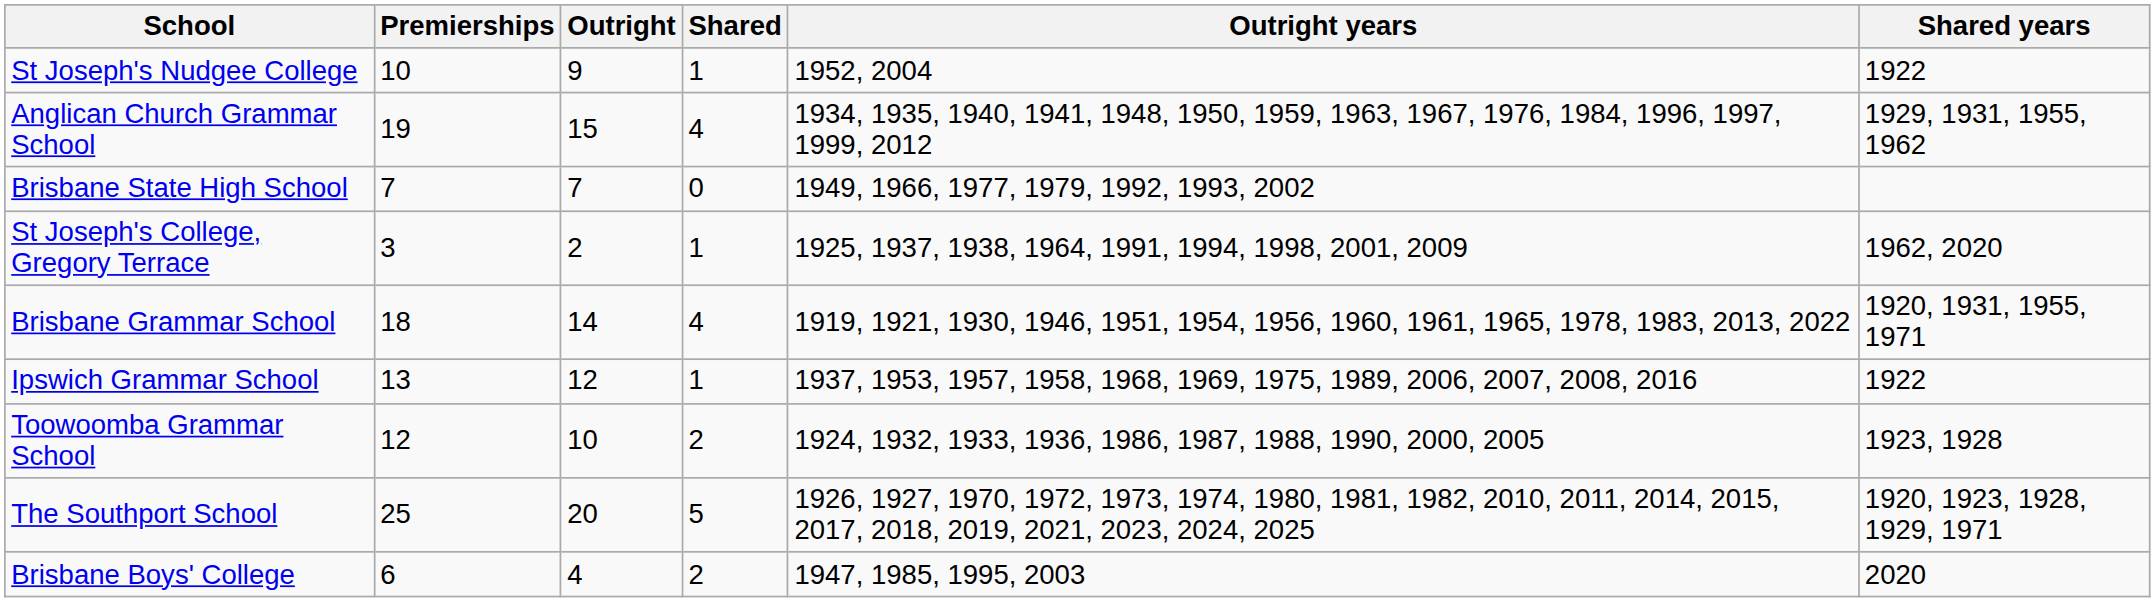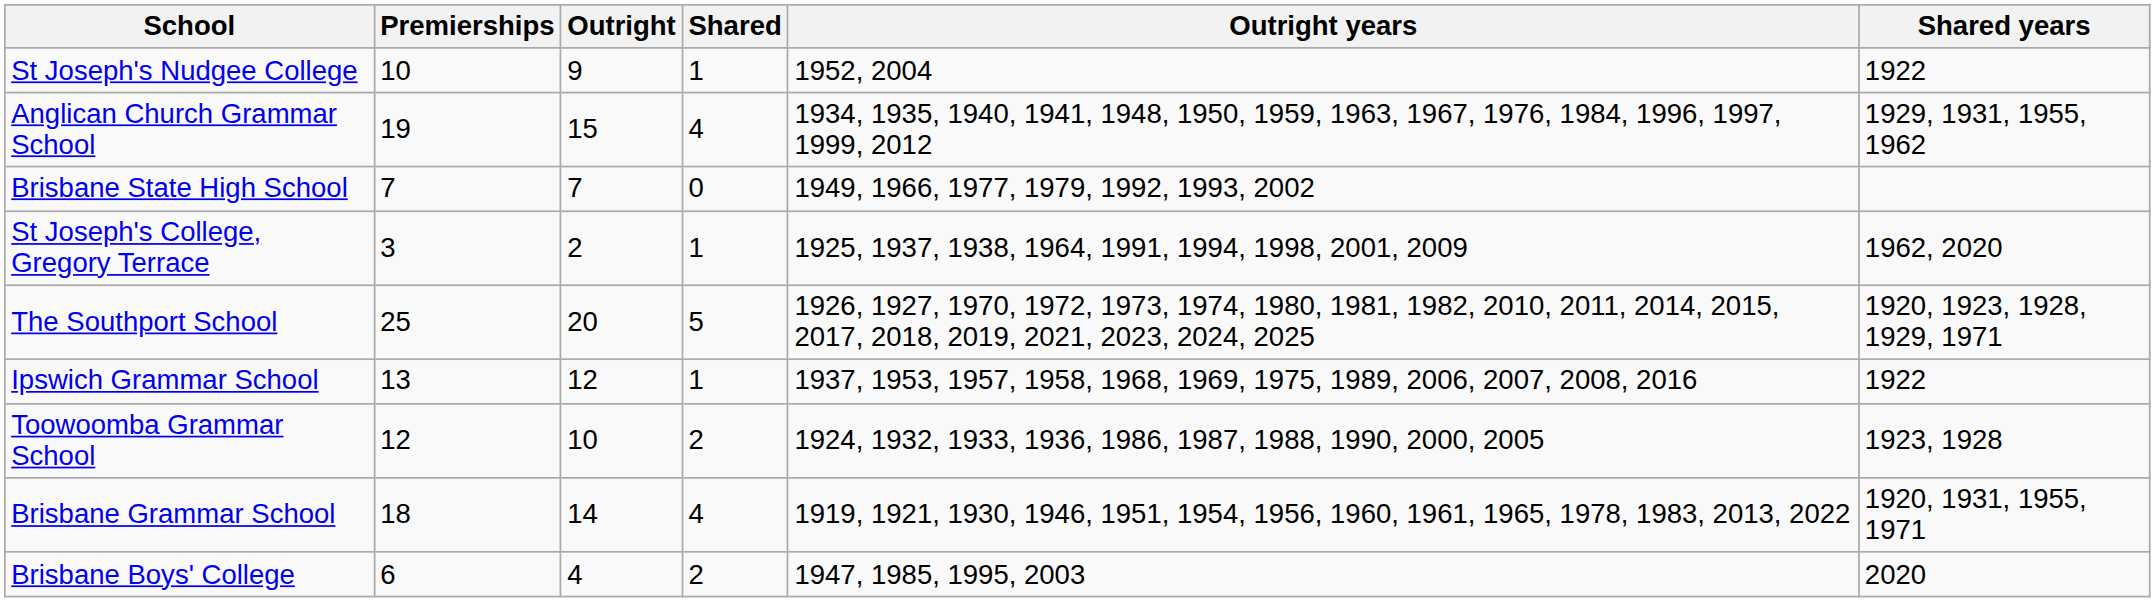rows swapped: (144, 514) <-> (173, 321)
